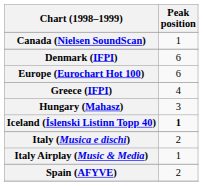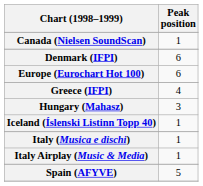(178, 123) bold -> (178, 123) normal
(178, 139) 2 -> (178, 139) 1
(178, 172) 2 -> (178, 172) 5
